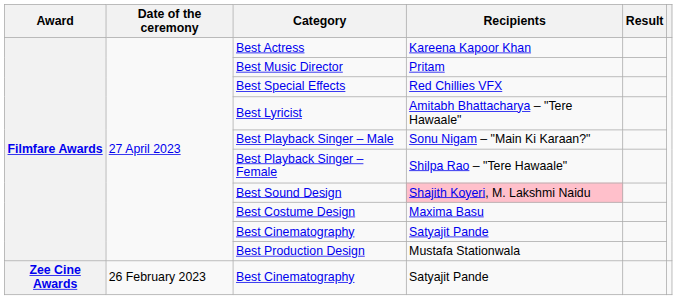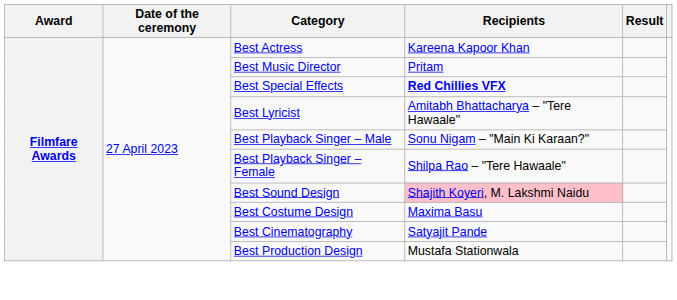(456, 86) normal -> (457, 86) bold
- row: (55, 277)
